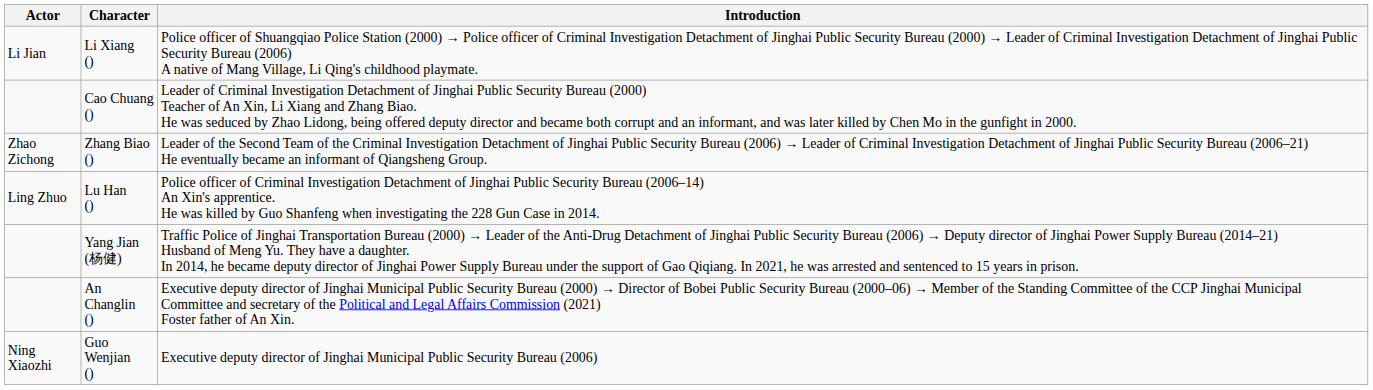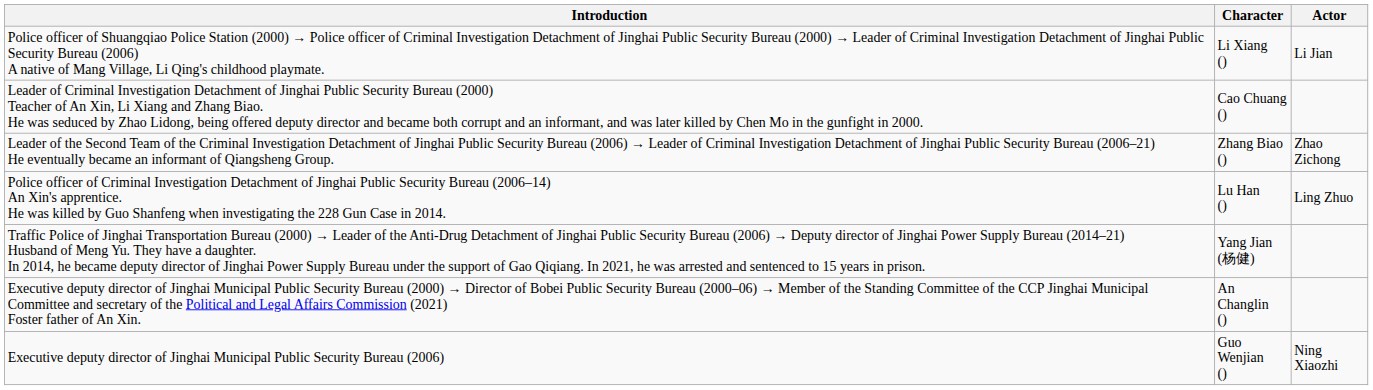columns swapped: (43, 15) <-> (763, 15)
